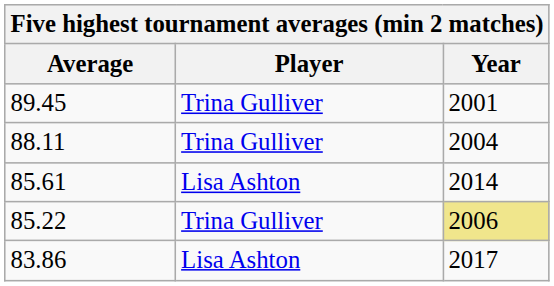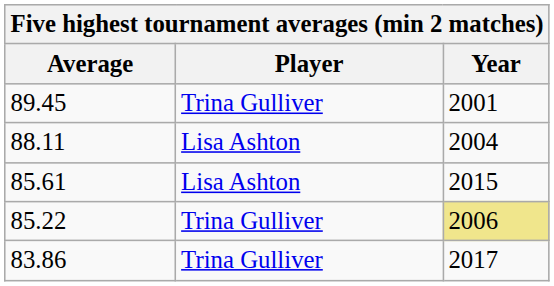(252, 142) Trina Gulliver -> (241, 142) Lisa Ashton
(473, 181) 2014 -> (473, 181) 2015
(241, 260) Lisa Ashton -> (252, 260) Trina Gulliver
